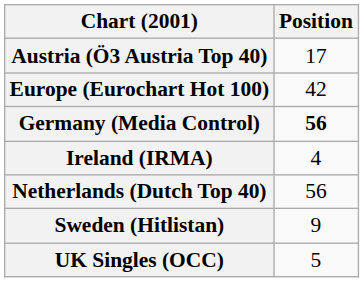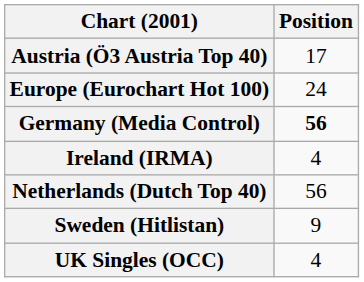(316, 89) 42 -> (316, 89) 24
(316, 259) 5 -> (316, 259) 4
